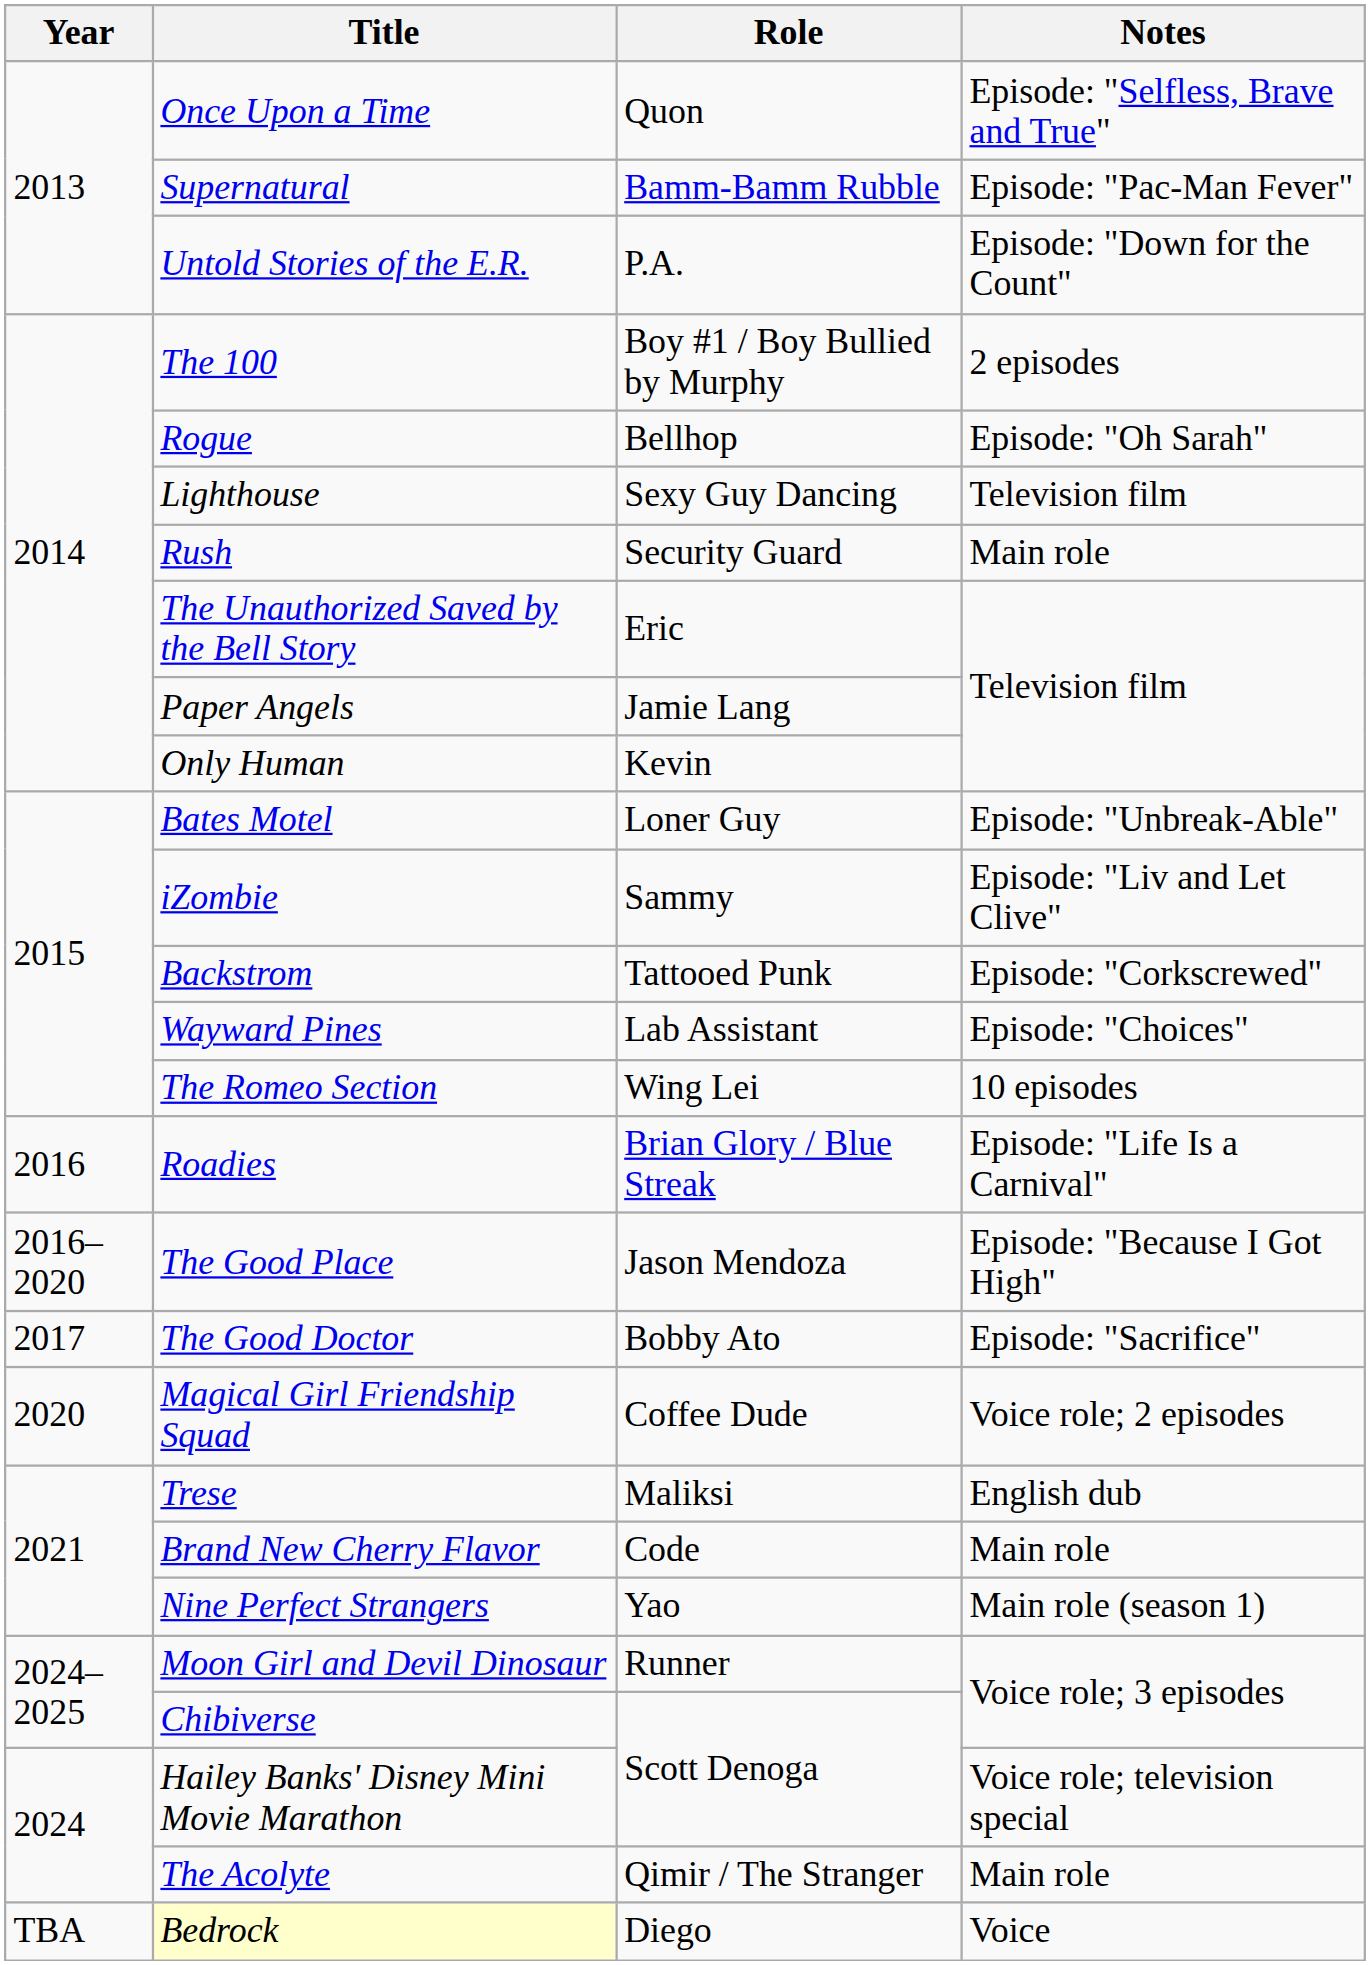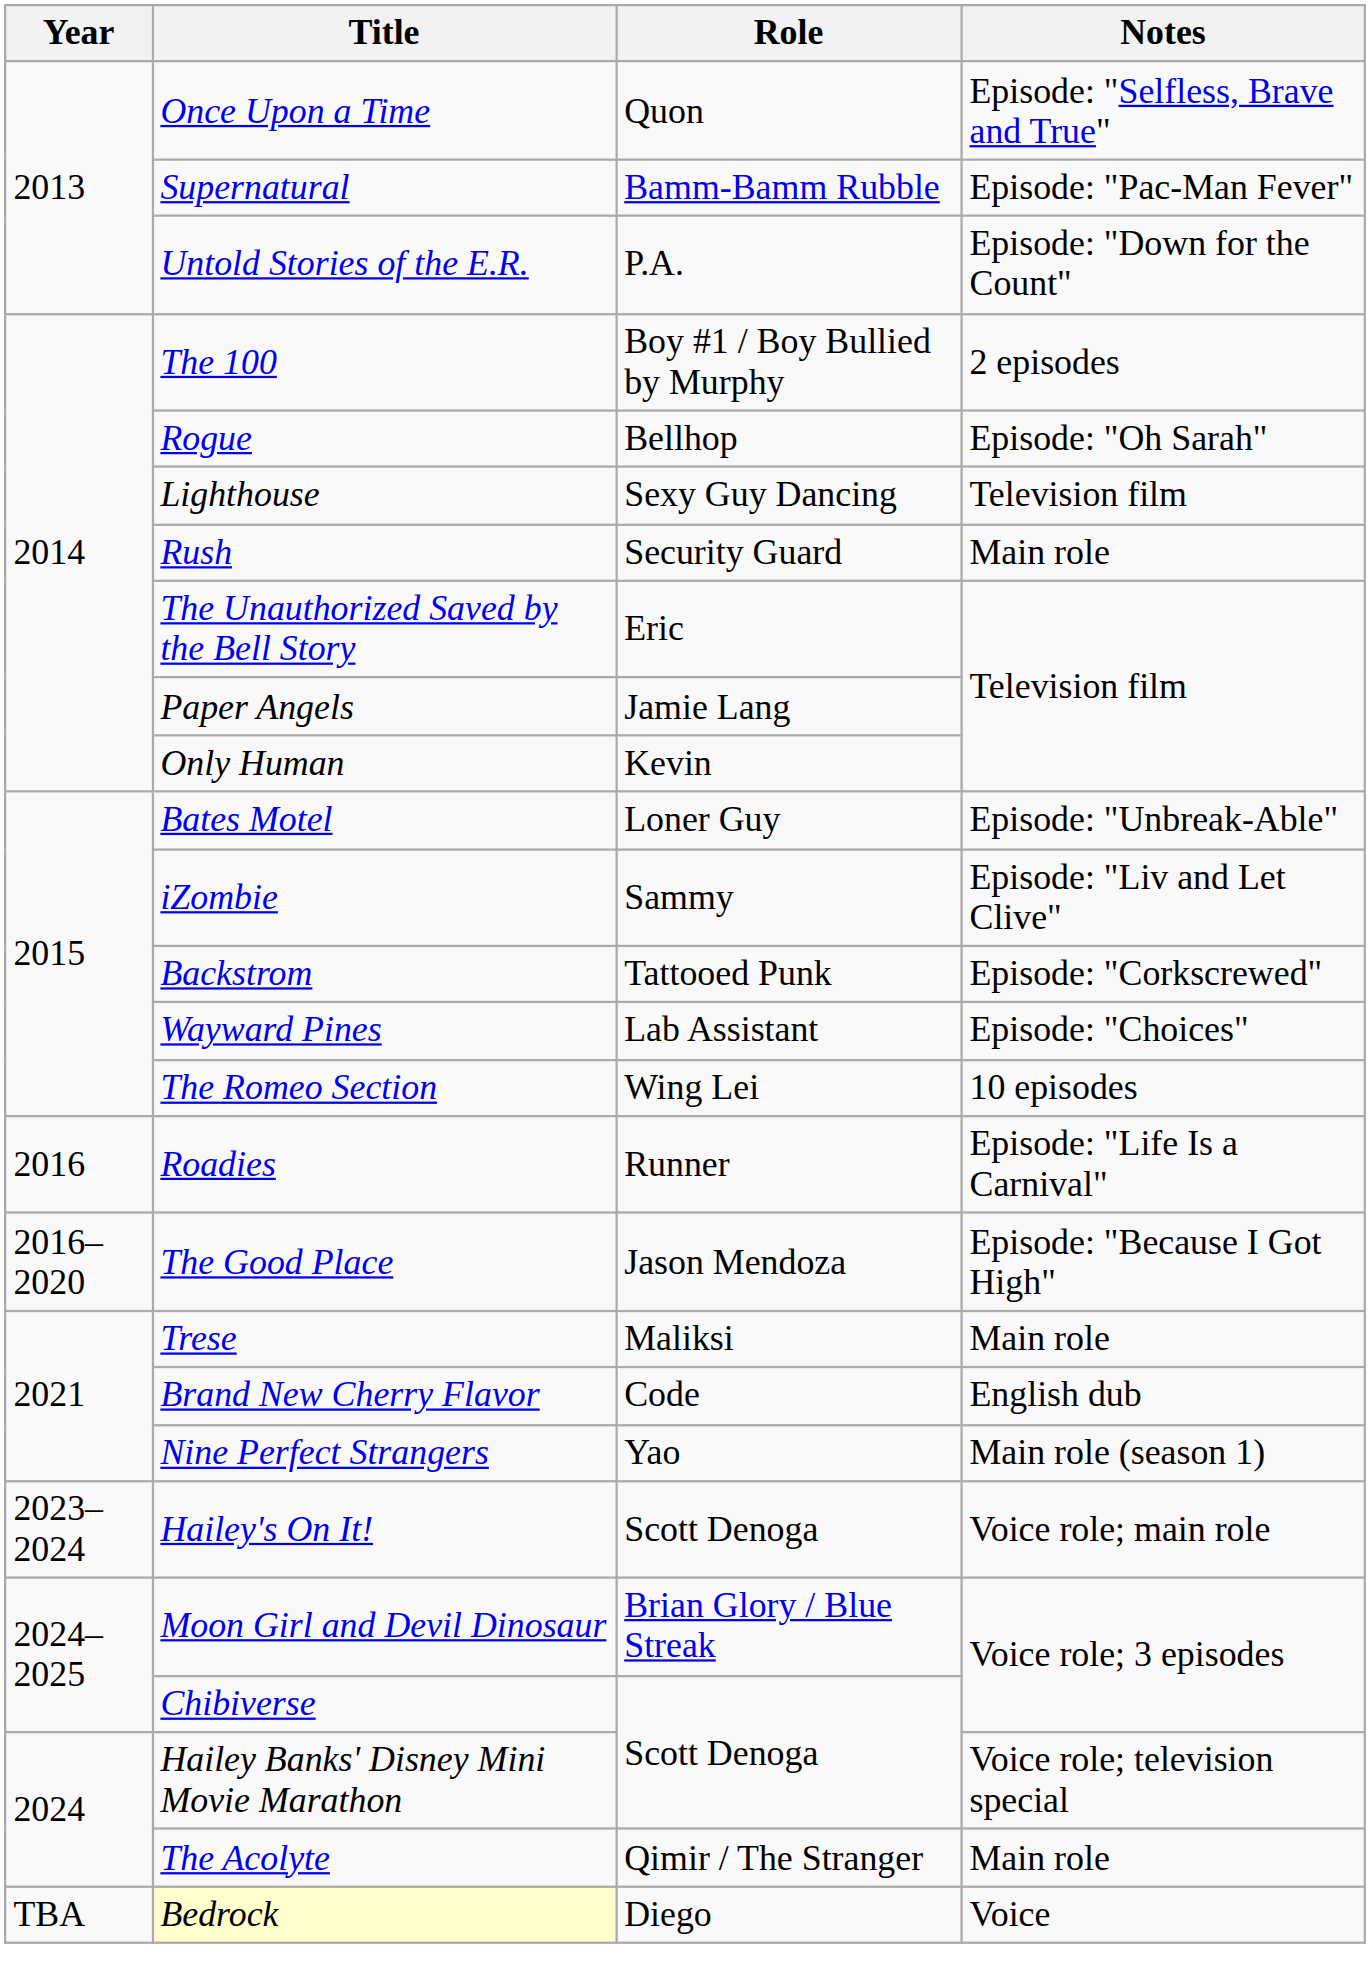(758, 1164) Brian Glory / Blue Streak -> (677, 1164) Runner
- row: (287, 1338)
- row: (338, 1415)
(1056, 1492) English dub -> (1040, 1338) Main role
(1040, 1549) Main role -> (1056, 1395) English dub
+ row: (267, 1528)
(677, 1662) Runner -> (758, 1626) Brian Glory / Blue Streak
